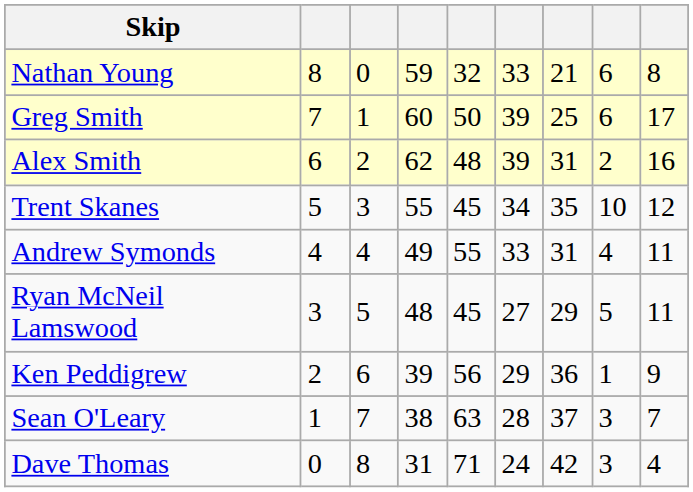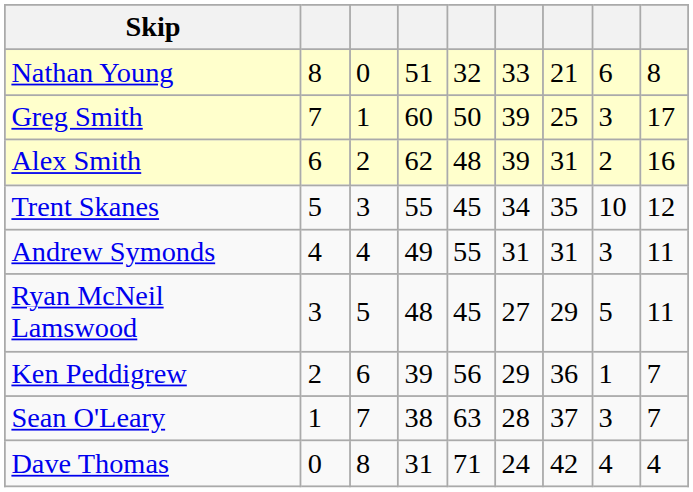(419, 71) 59 -> (419, 71) 51
(605, 116) 6 -> (605, 116) 3
(516, 251) 33 -> (516, 251) 31
(605, 251) 4 -> (605, 251) 3
(654, 373) 9 -> (654, 373) 7
(605, 463) 3 -> (605, 463) 4
